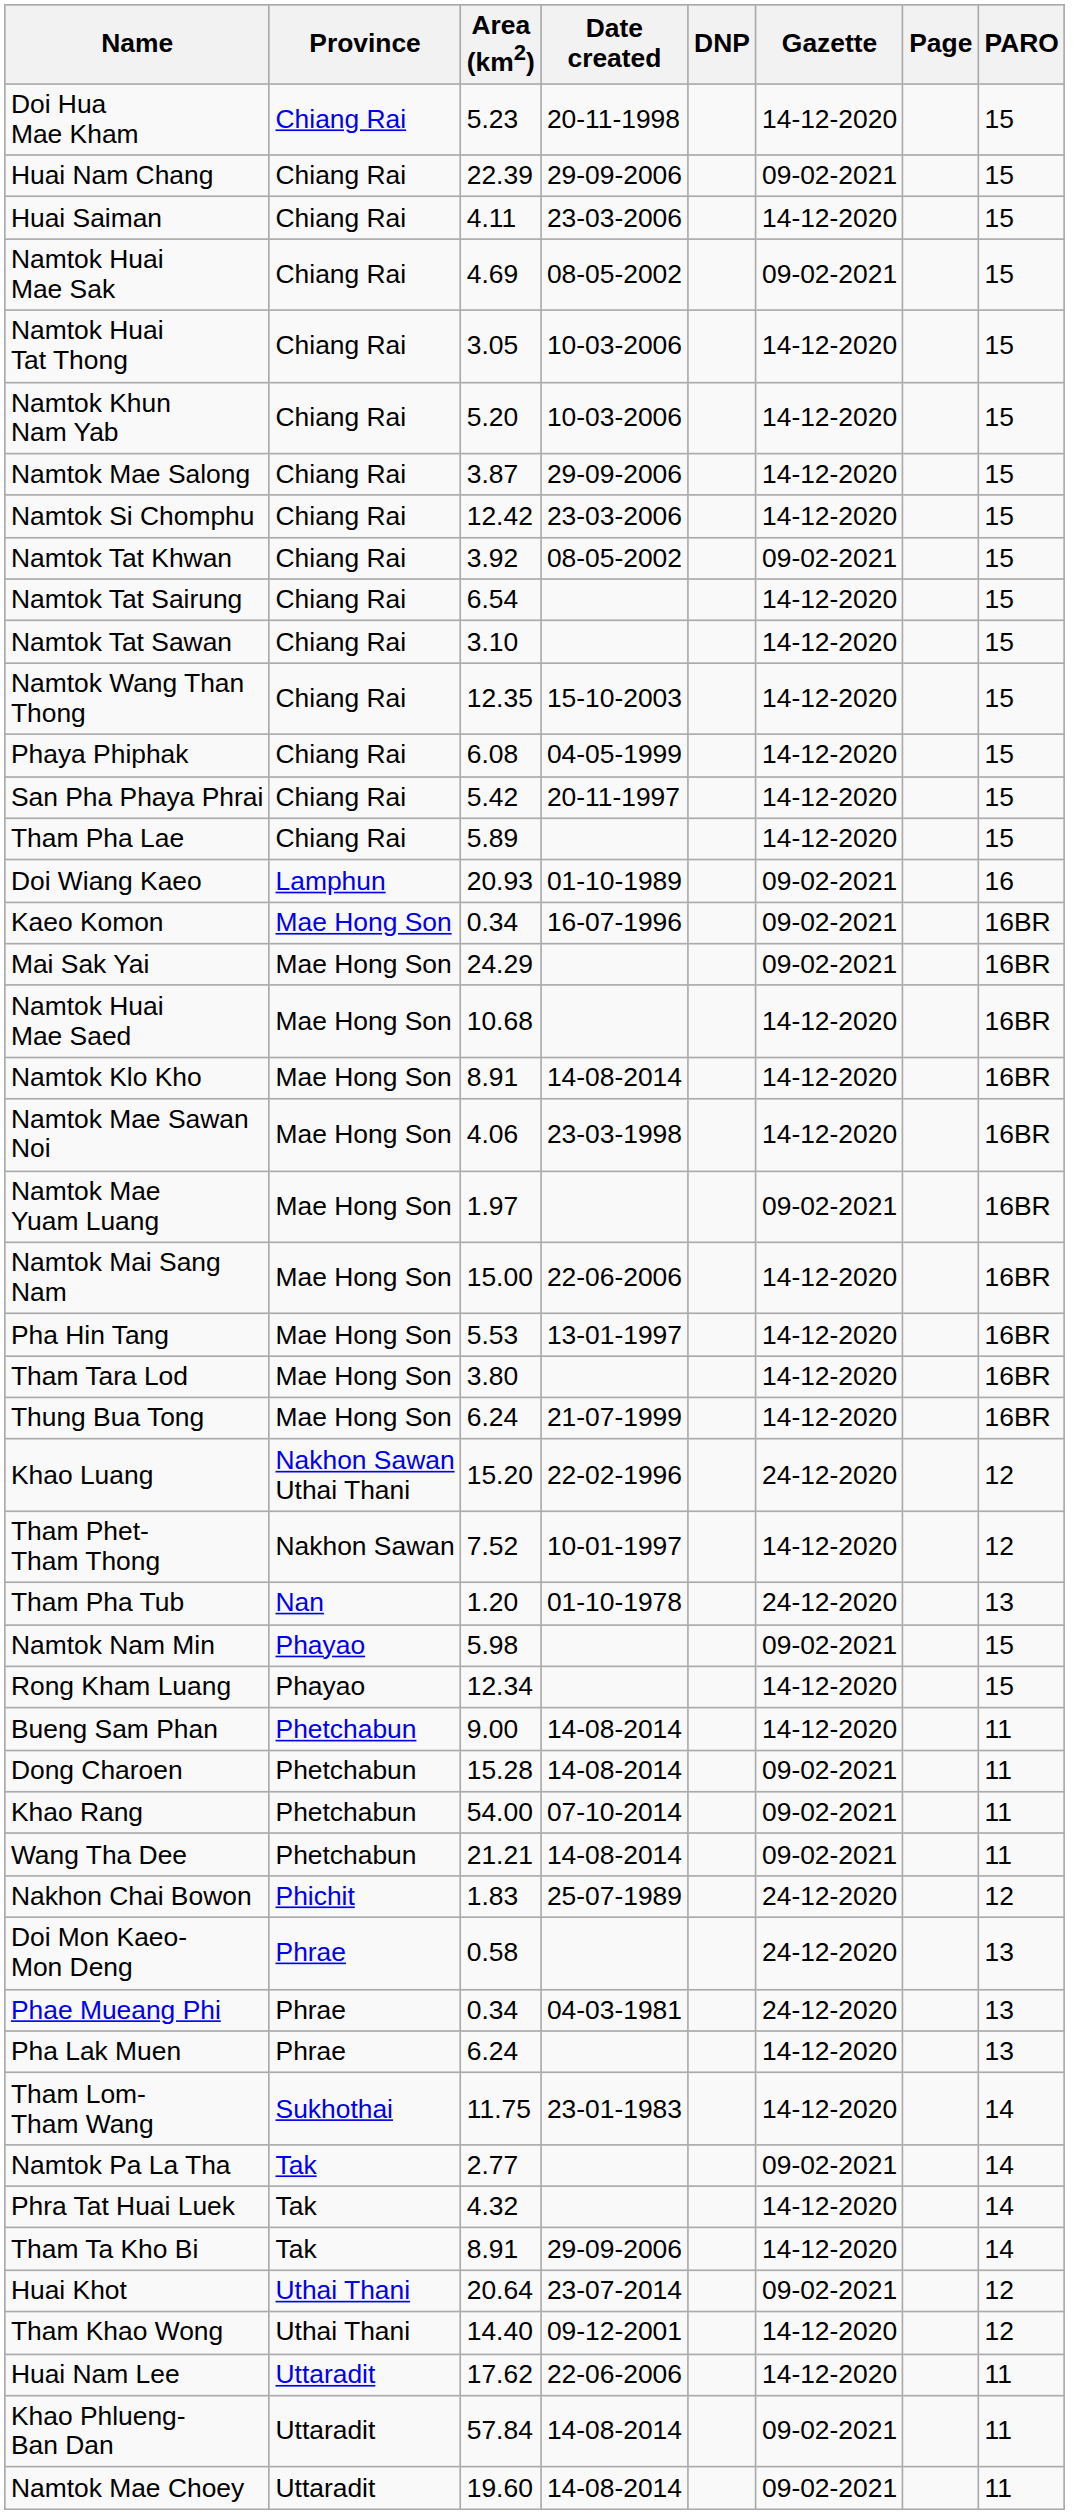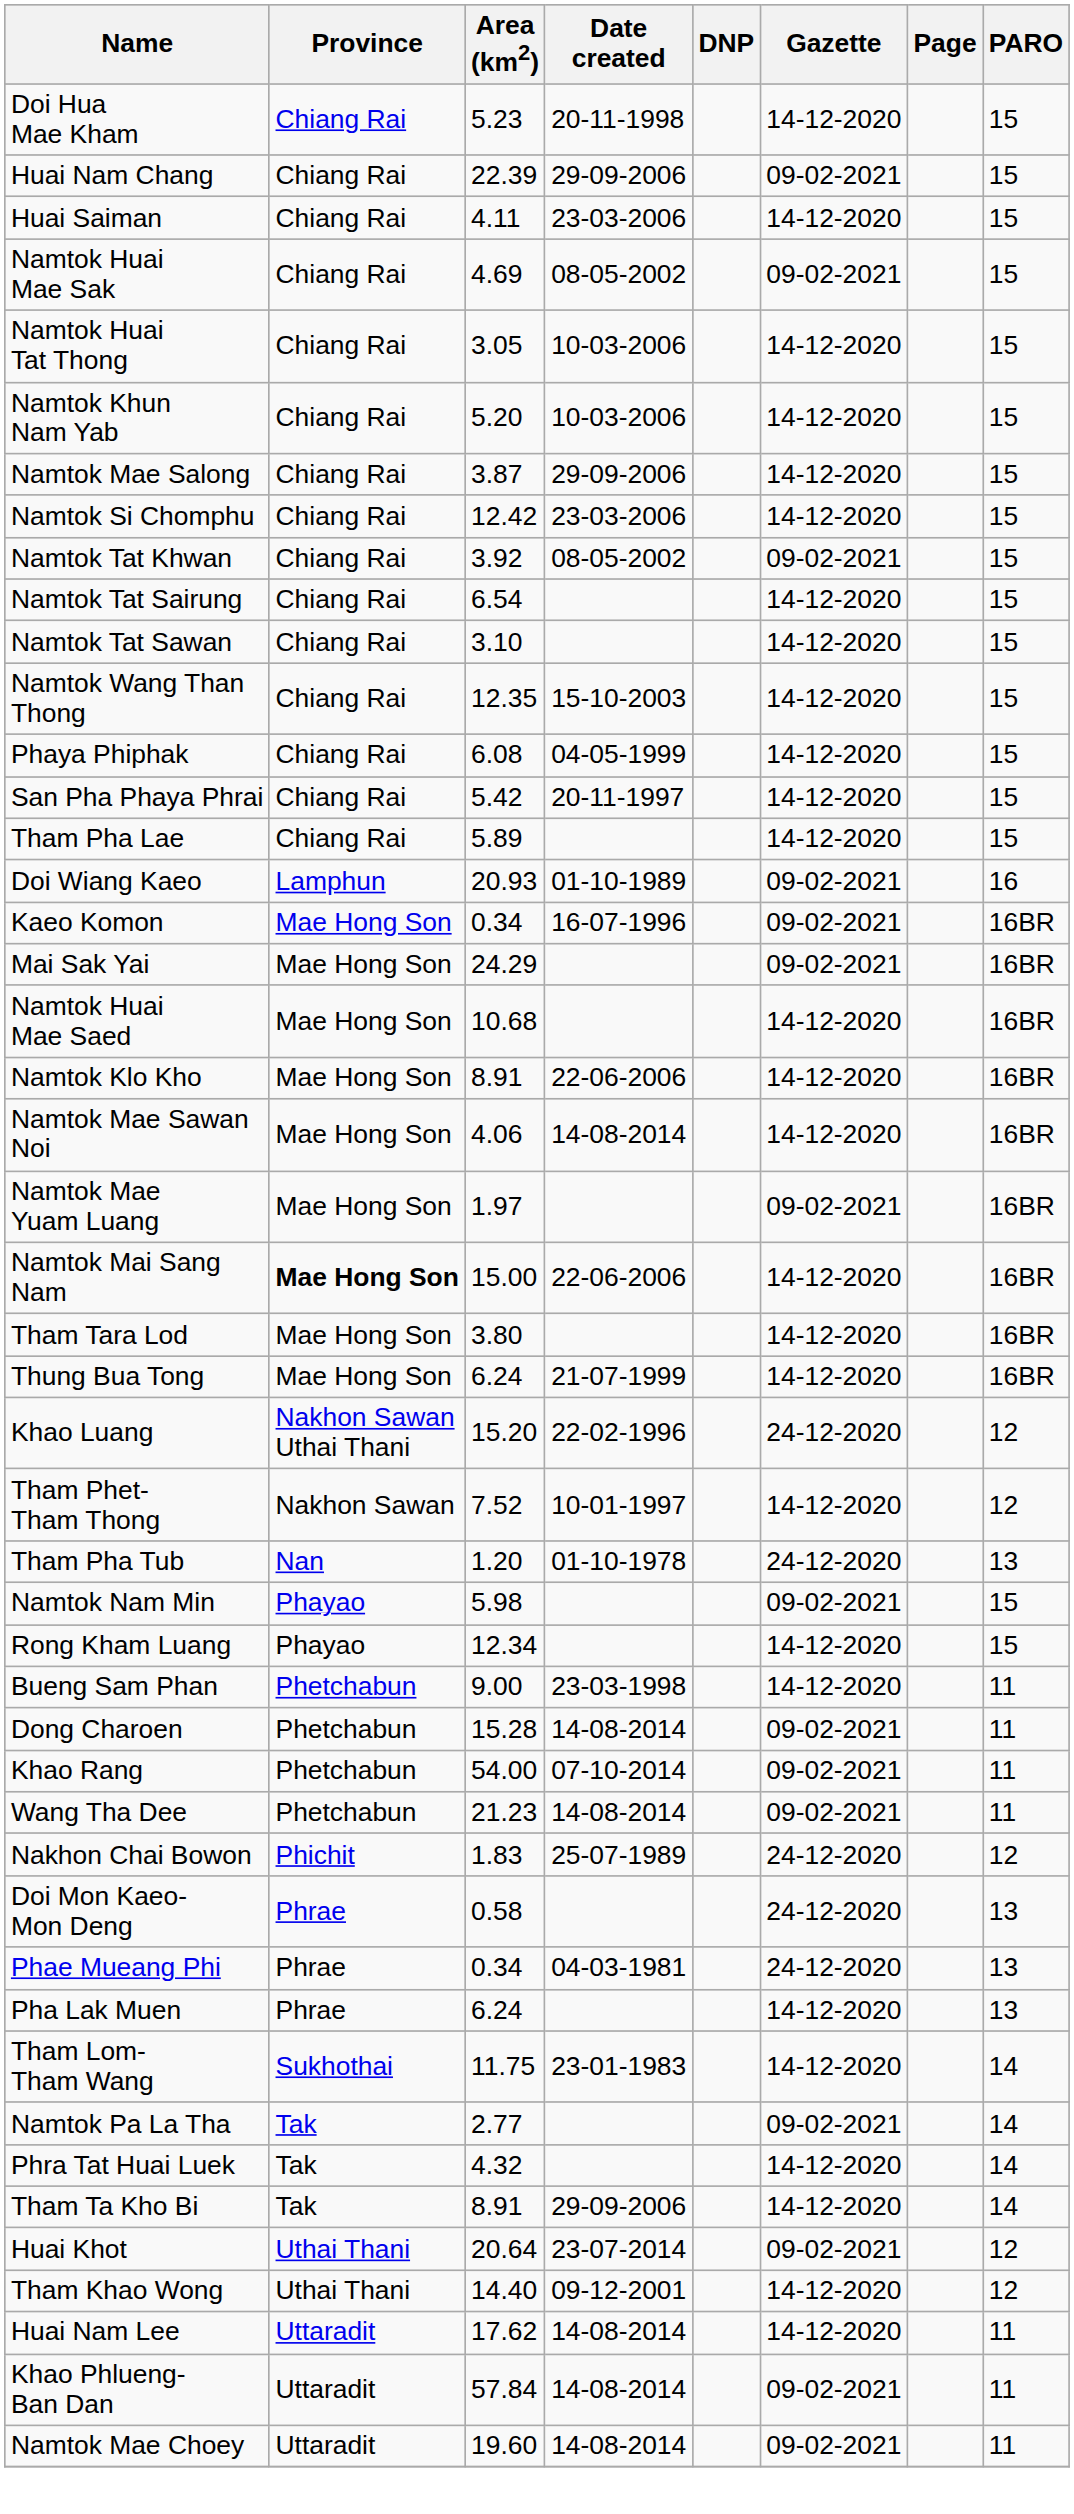(614, 1077) 14-08-2014 -> (619, 1077) 22-06-2006
(614, 1134) 23-03-1998 -> (619, 1134) 14-08-2014
(364, 1277) normal -> (367, 1277) bold
- row: (90, 1334)
(614, 1728) 14-08-2014 -> (619, 1686) 23-03-1998
(500, 1854) 21.21 -> (504, 1812) 21.23
(614, 2374) 22-06-2006 -> (619, 2332) 14-08-2014
